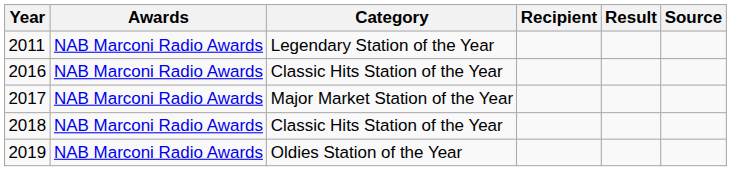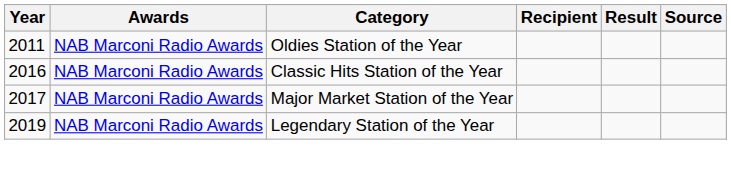(383, 44) Legendary Station of the Year -> (366, 44) Oldies Station of the Year
- row: (27, 125)
(366, 152) Oldies Station of the Year -> (383, 125) Legendary Station of the Year
